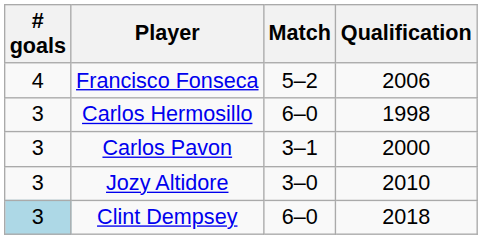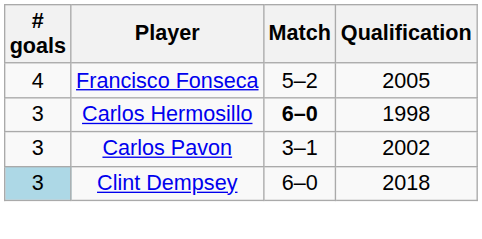(406, 80) 2006 -> (406, 80) 2005
(300, 114) normal -> (300, 114) bold
(406, 148) 2000 -> (406, 148) 2002
- row: (167, 182)
